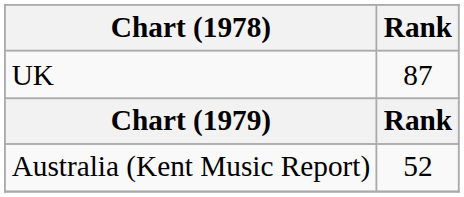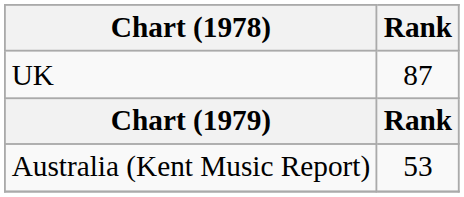(418, 167) 52 -> (418, 167) 53
